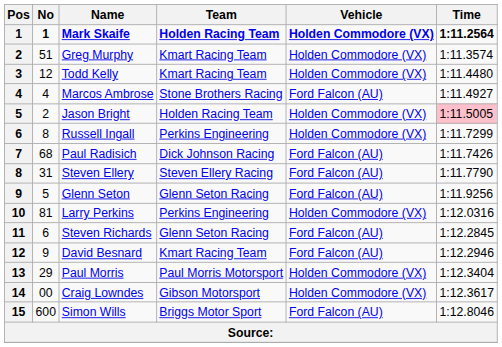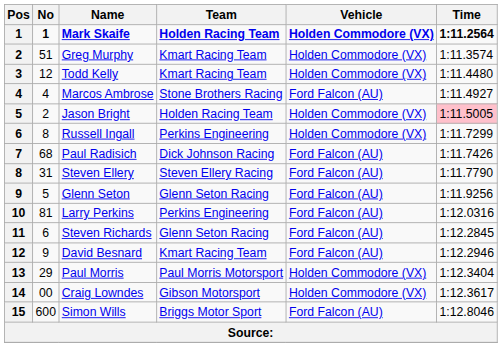(358, 213) Holden Commodore (VX) -> (336, 213) Ford Falcon (AU)
